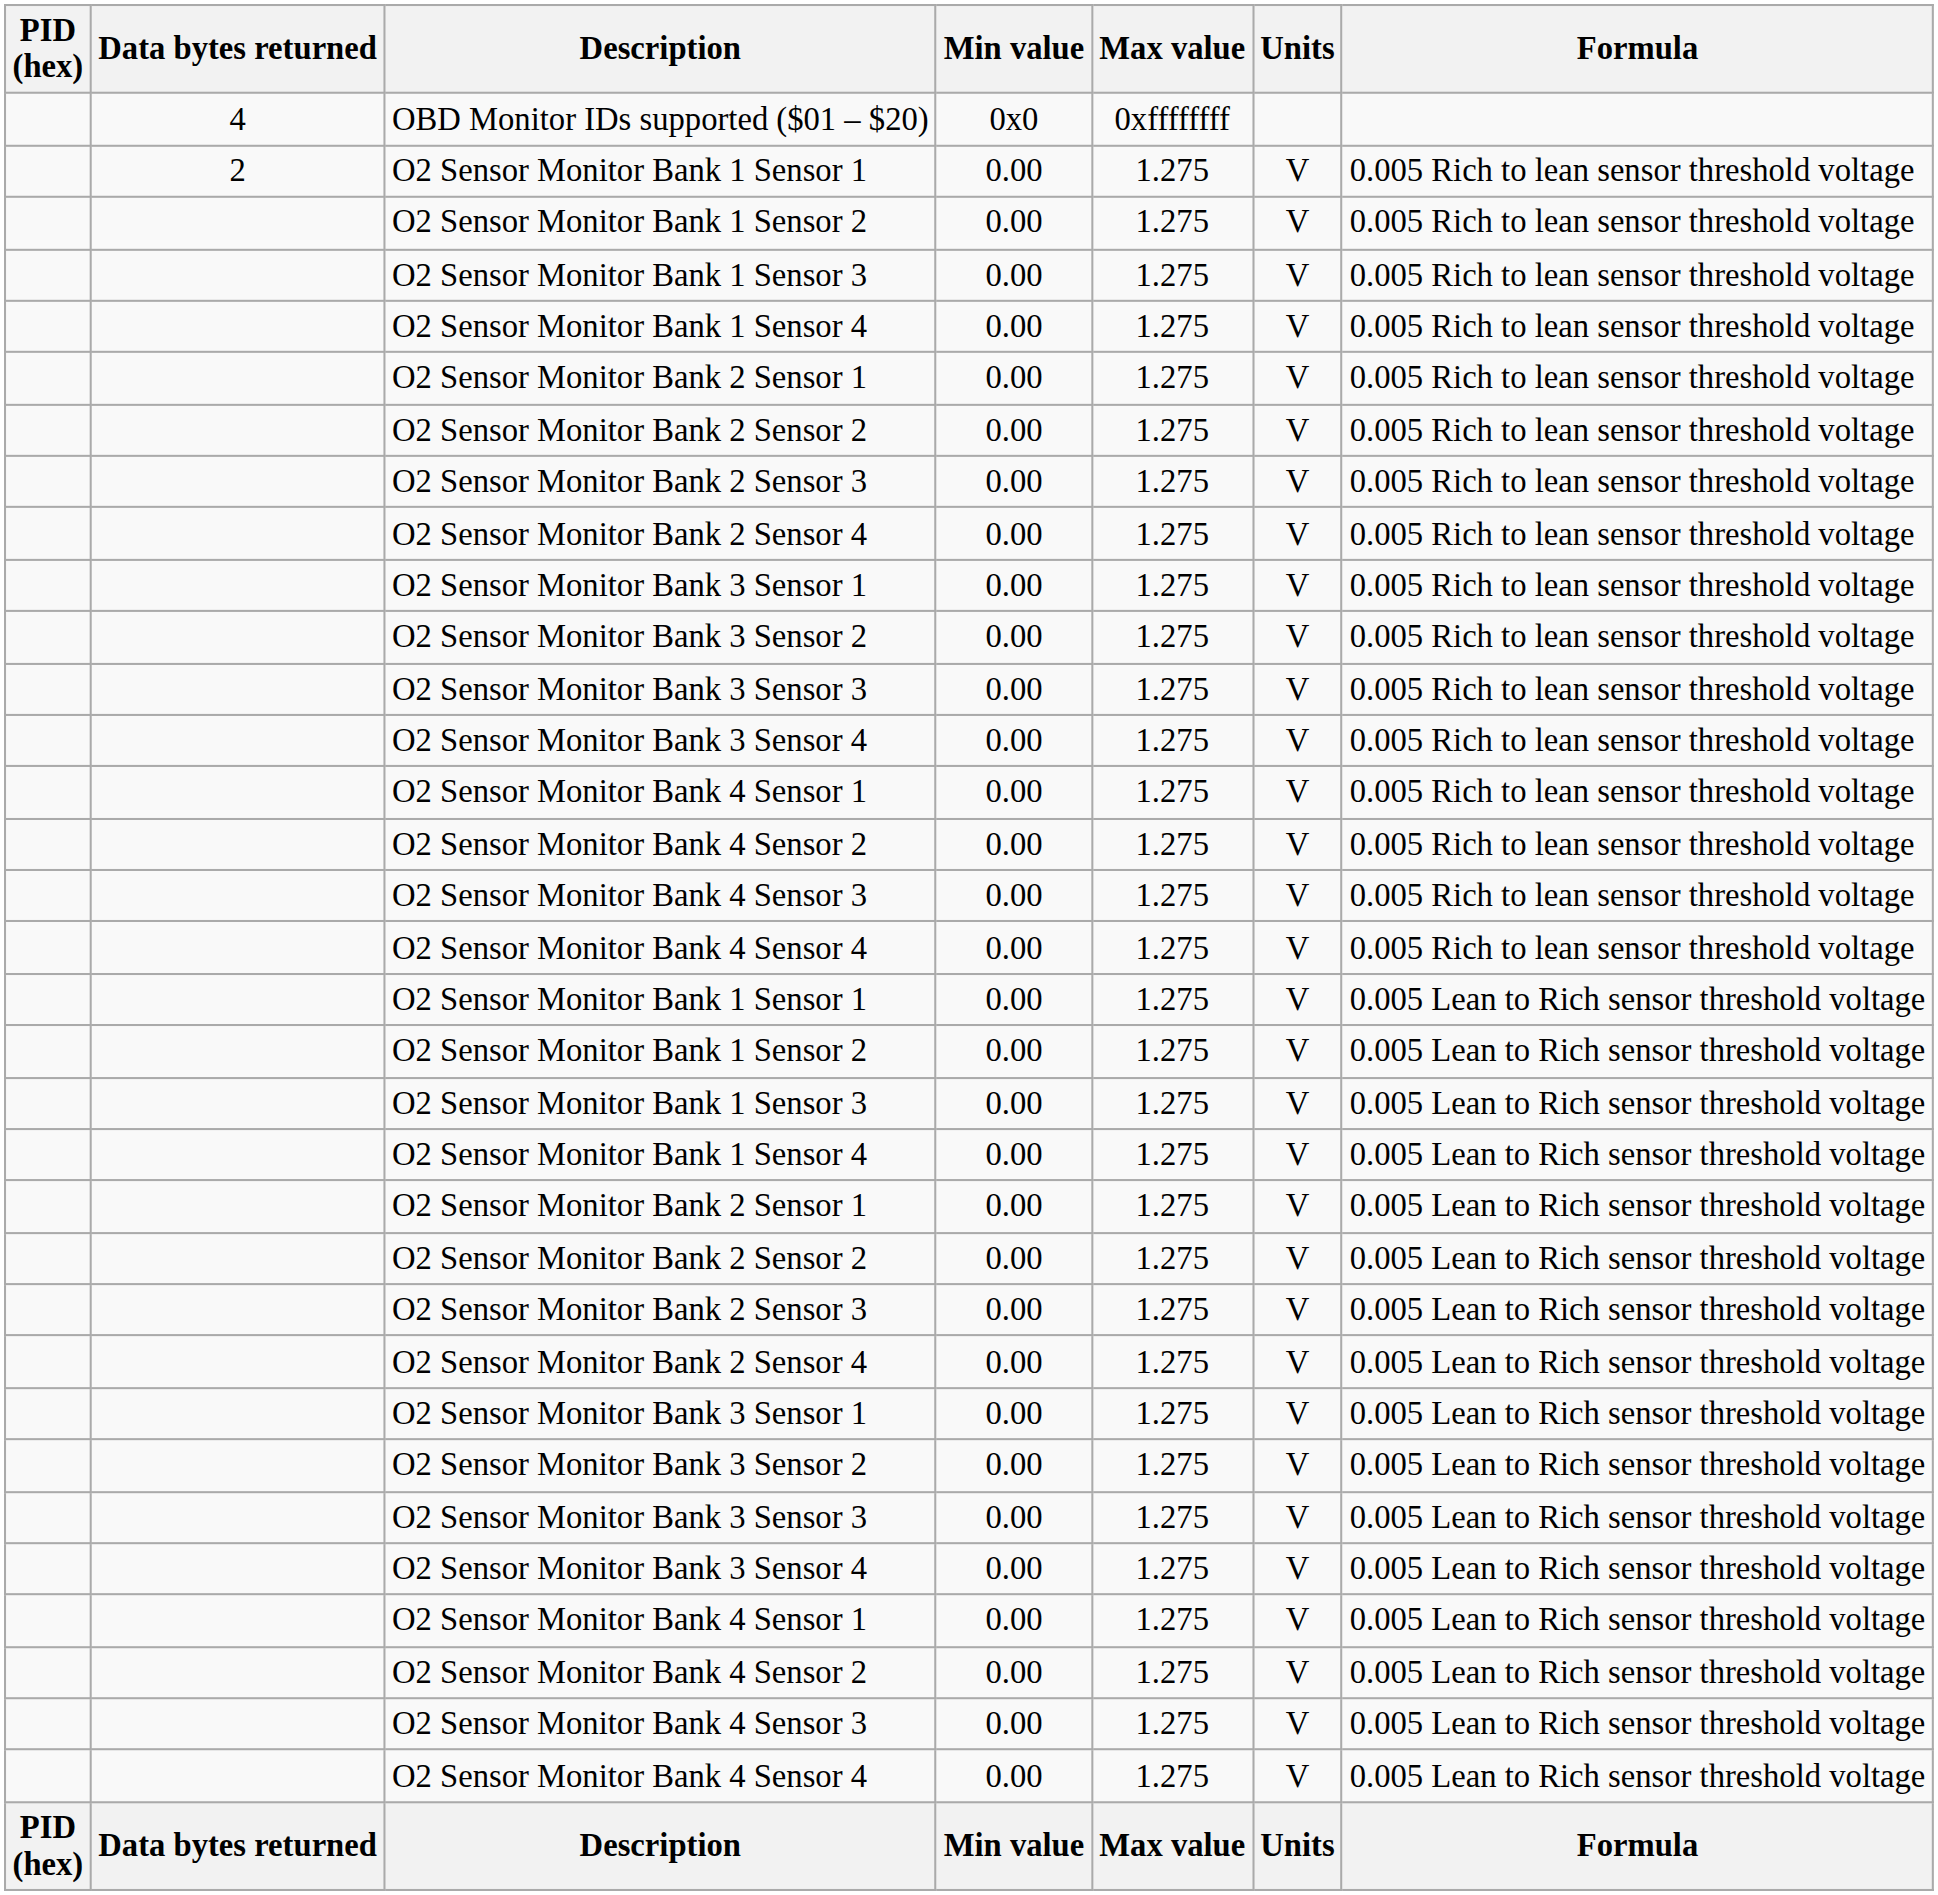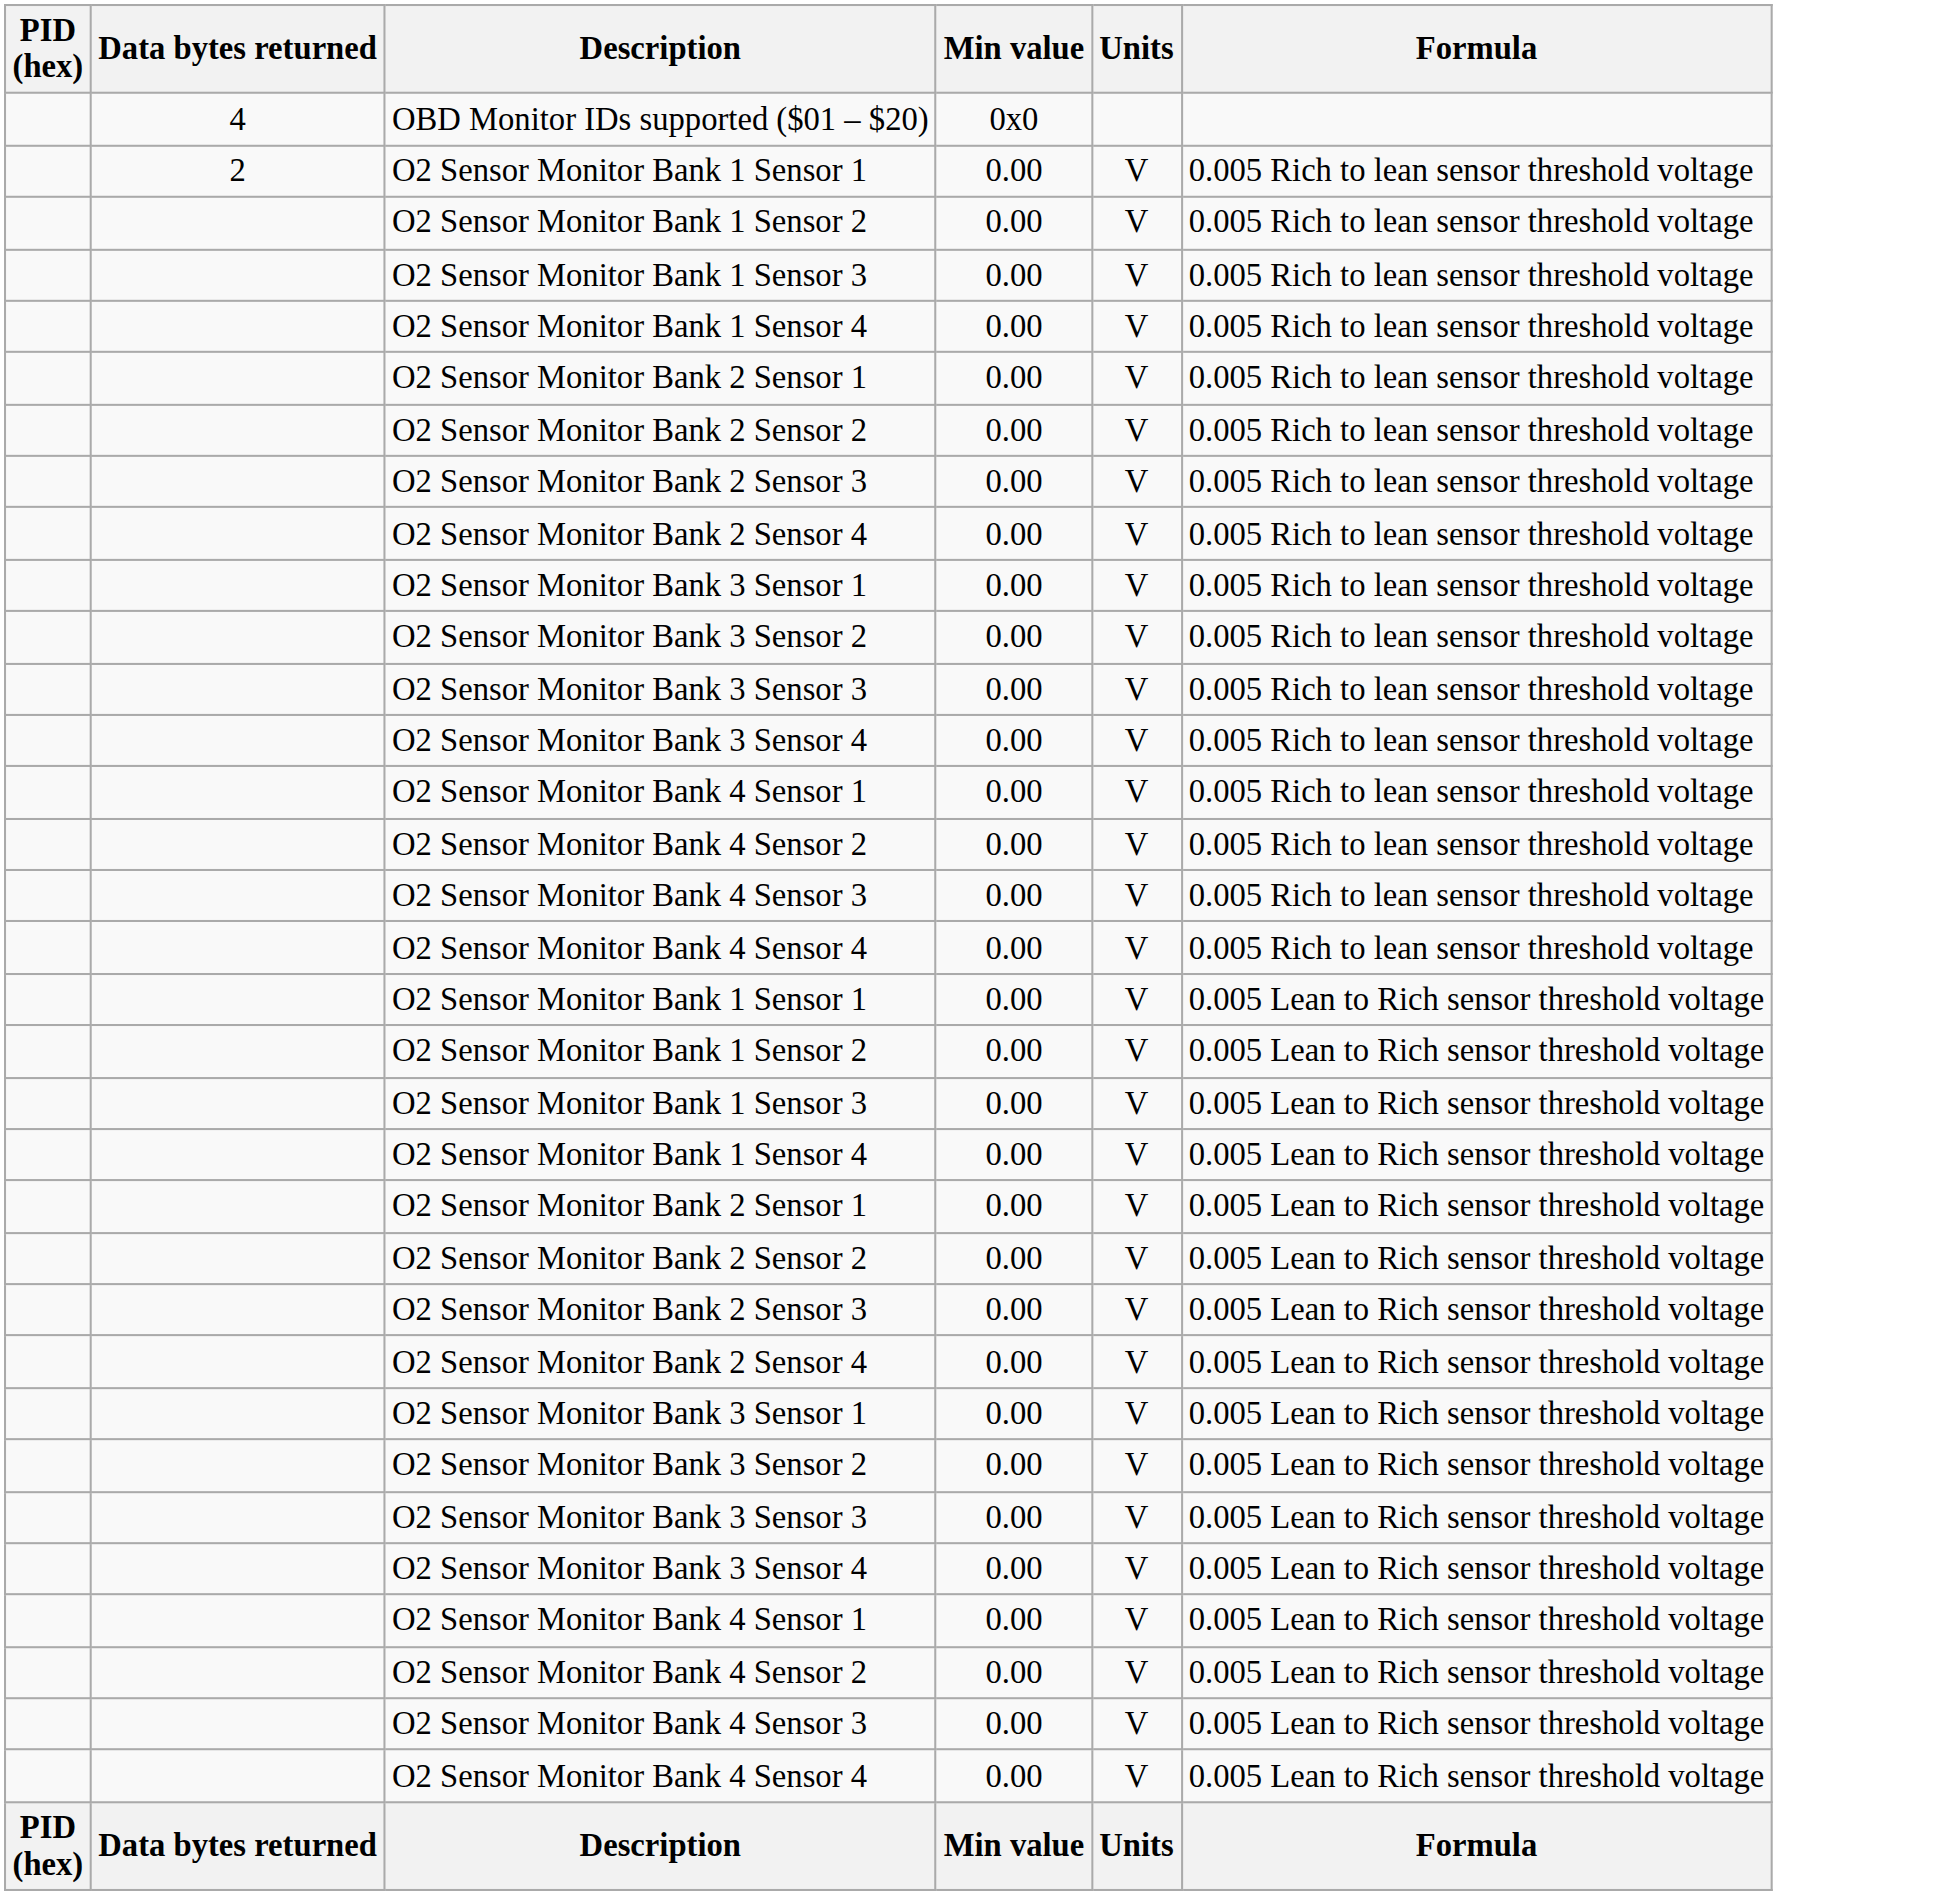- column: (1172, 48)
